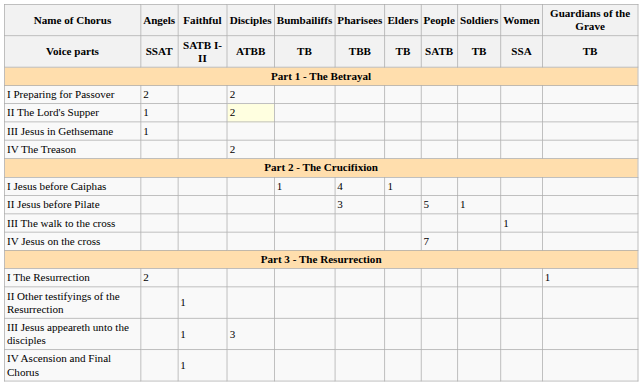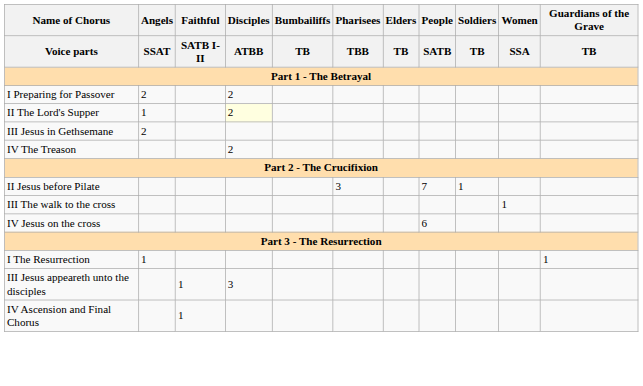(146, 131) 1 -> (144, 131) 2
- row: (57, 186)
(426, 204) 5 -> (424, 186) 7
(426, 241) 7 -> (424, 223) 6
(146, 277) 2 -> (144, 259) 1
- row: (63, 302)
